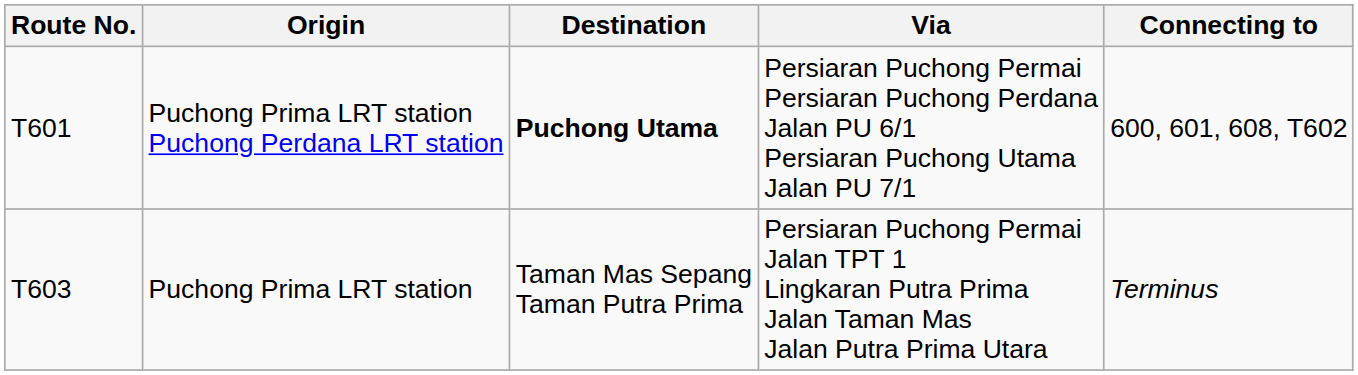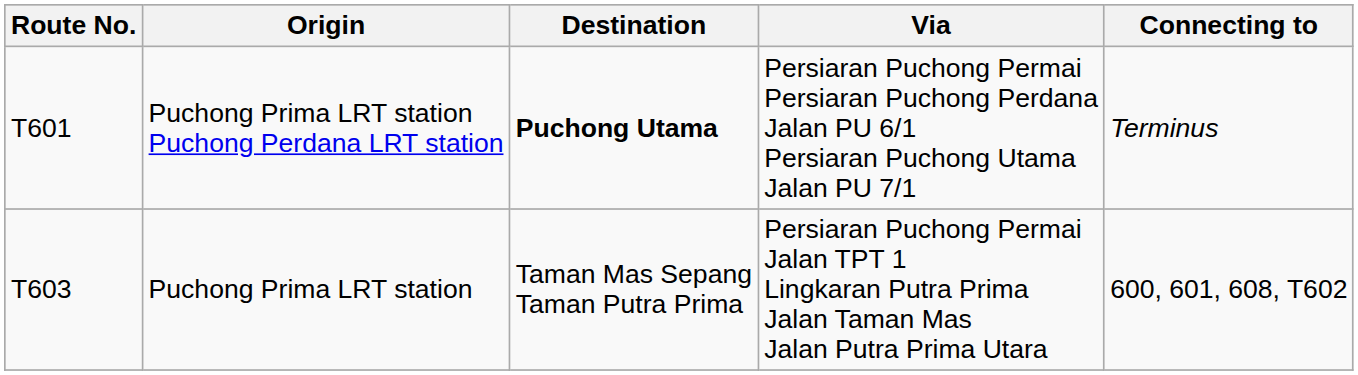(1229, 127) 600, 601, 608, T602 -> (1164, 127) Terminus
(1164, 289) Terminus -> (1229, 289) 600, 601, 608, T602
